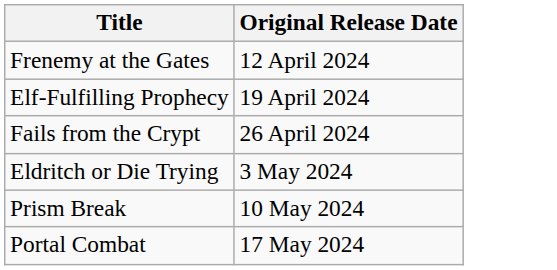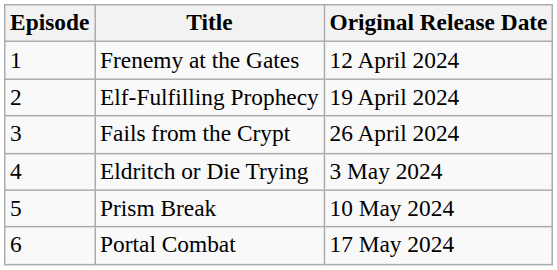+ column: (50, 23)
